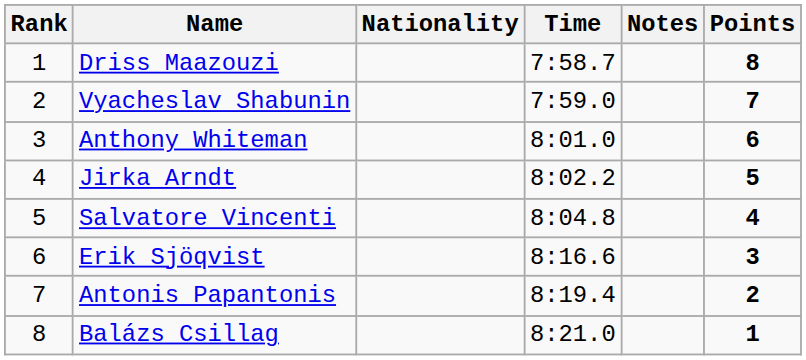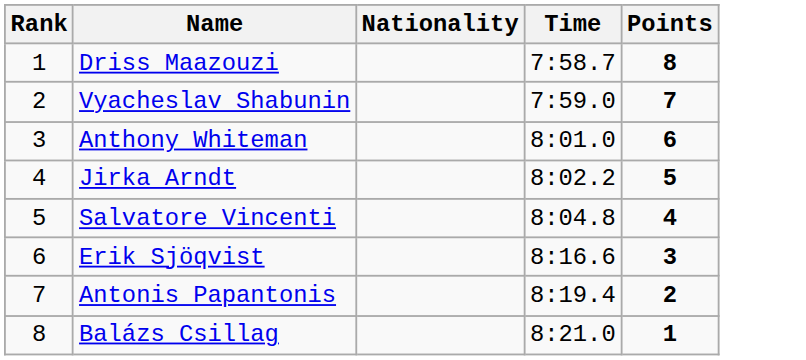- column: (663, 24)
